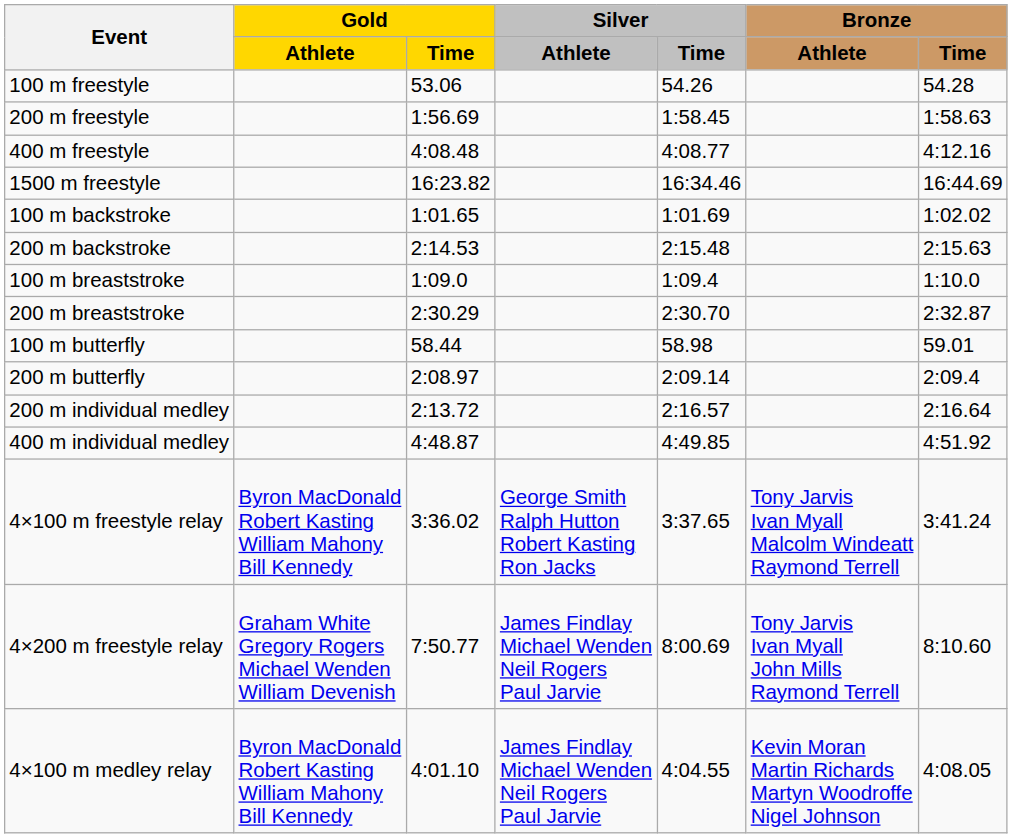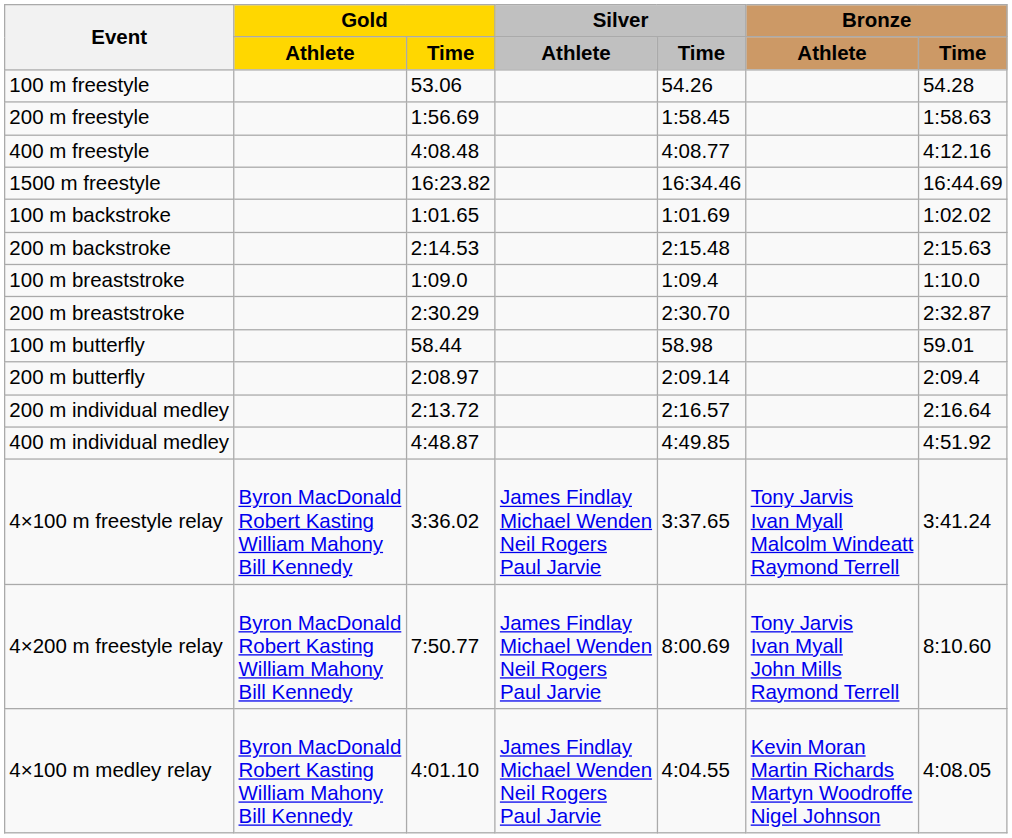(568, 533) George Smith Ralph Hutton Robert Kasting Ron Jacks -> (576, 533) James Findlay Michael Wenden Neil Rogers Paul Jarvie
(317, 657) Graham White Gregory Rogers Michael Wenden William Devenish -> (320, 657) Byron MacDonald Robert Kasting William Mahony Bill Kennedy
